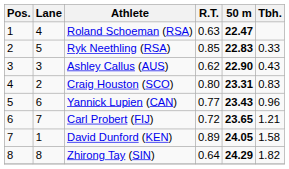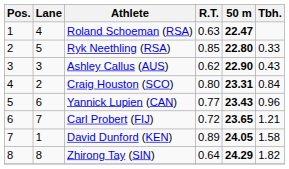(239, 48) 22.83 -> (239, 48) 22.80
(269, 84) 0.83 -> (269, 84) 0.84
